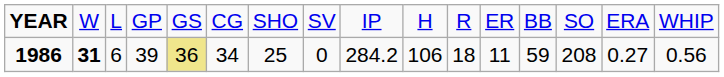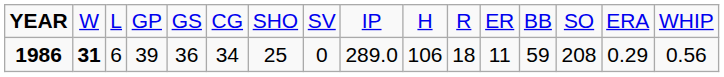(187, 54) khaki background -> (187, 54) no background
(372, 54) 284.2 -> (372, 54) 289.0
(628, 54) 0.27 -> (628, 54) 0.29
